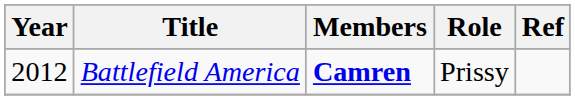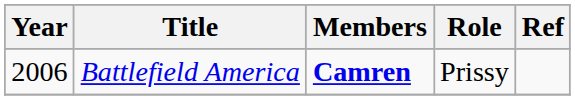(40, 71) 2012 -> (40, 71) 2006
